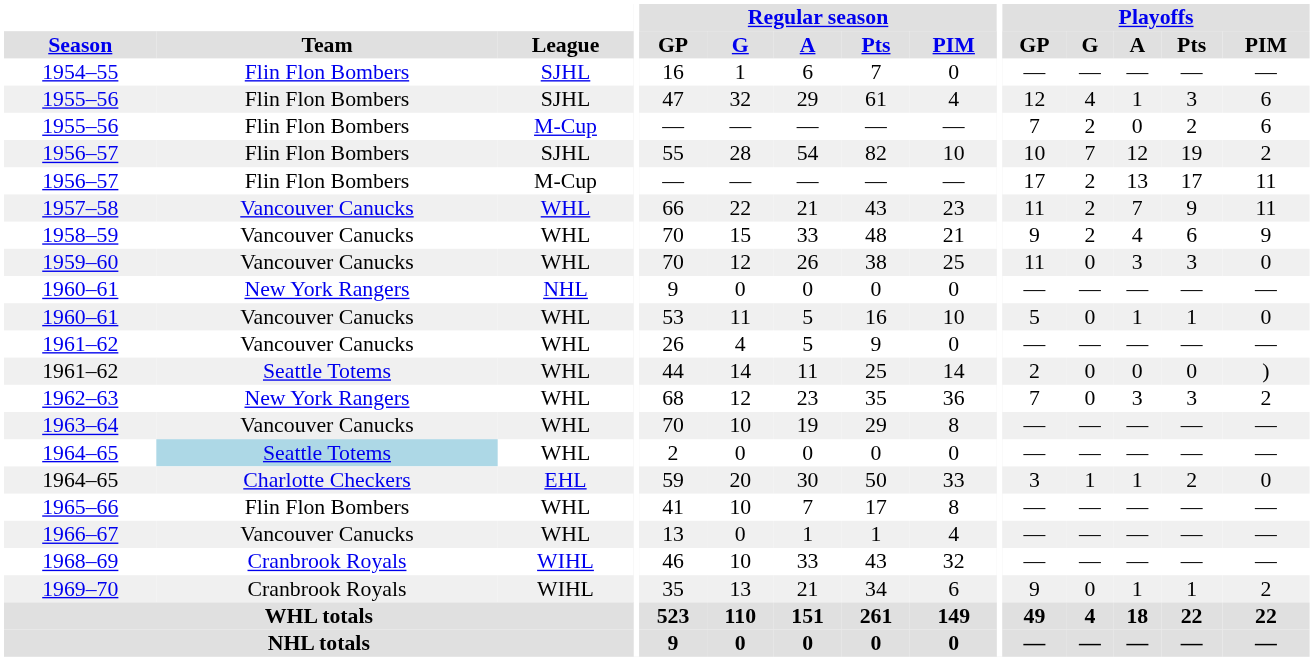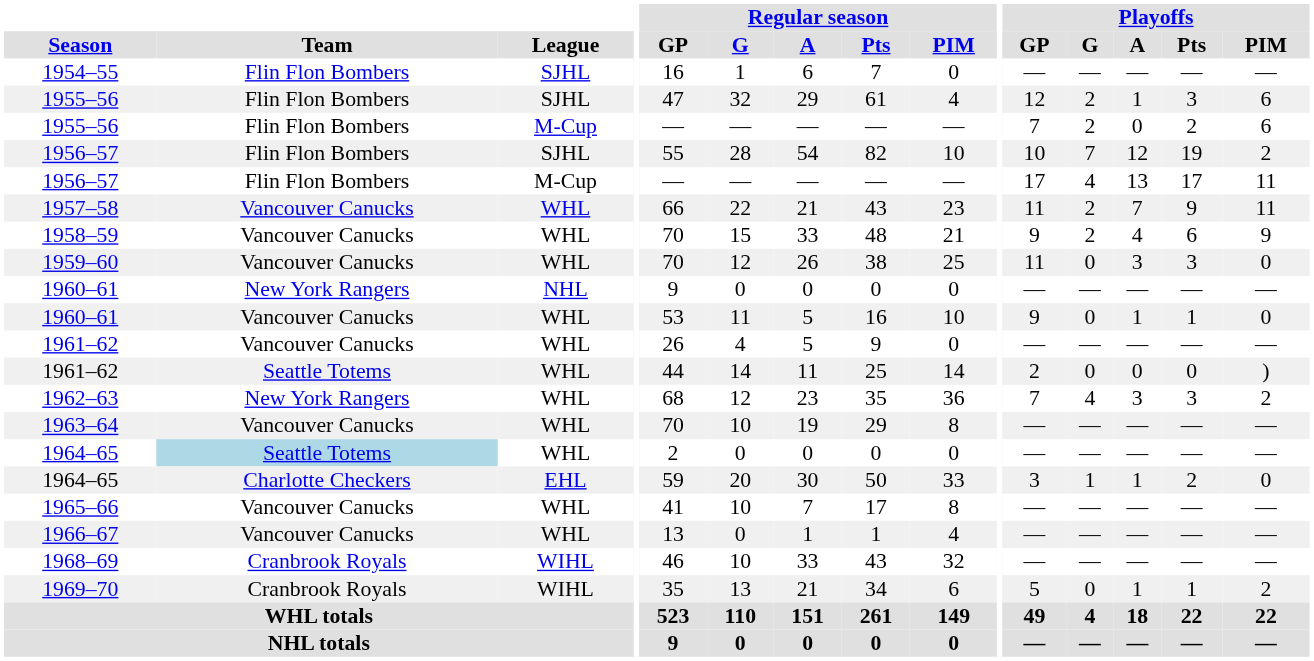(1090, 99) 4 -> (1090, 99) 2
(1090, 180) 2 -> (1090, 180) 4
(1034, 316) 5 -> (1034, 316) 9
(1090, 398) 0 -> (1090, 398) 4
(327, 507) Flin Flon Bombers -> (327, 507) Vancouver Canucks
(1034, 588) 9 -> (1034, 588) 5
